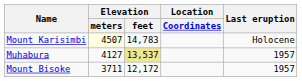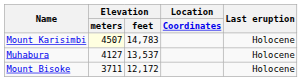(143, 55) khaki background -> (143, 55) no background
(284, 55) 1957 -> (273, 55) Holocene
(284, 69) 1957 -> (273, 69) Holocene
